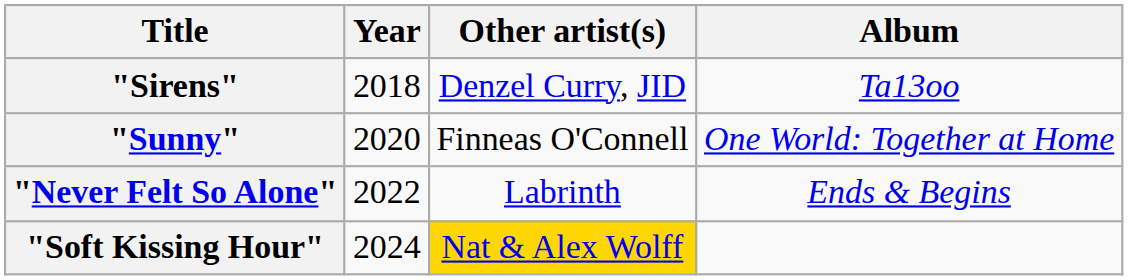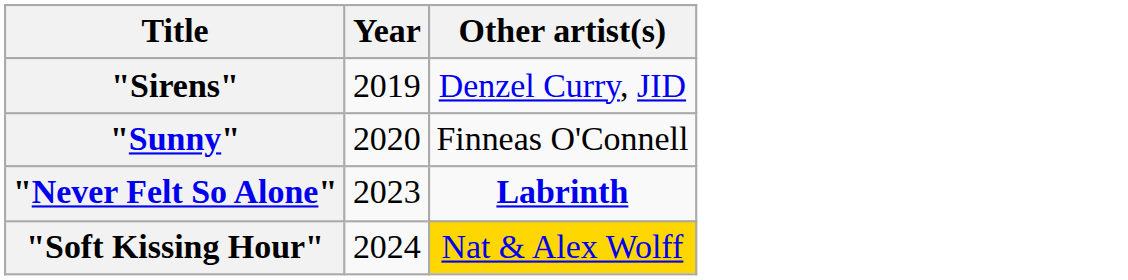- column: (909, 31)
(387, 85) 2018 -> (387, 85) 2019
(387, 192) 2022 -> (387, 192) 2023
(562, 192) normal -> (562, 192) bold
